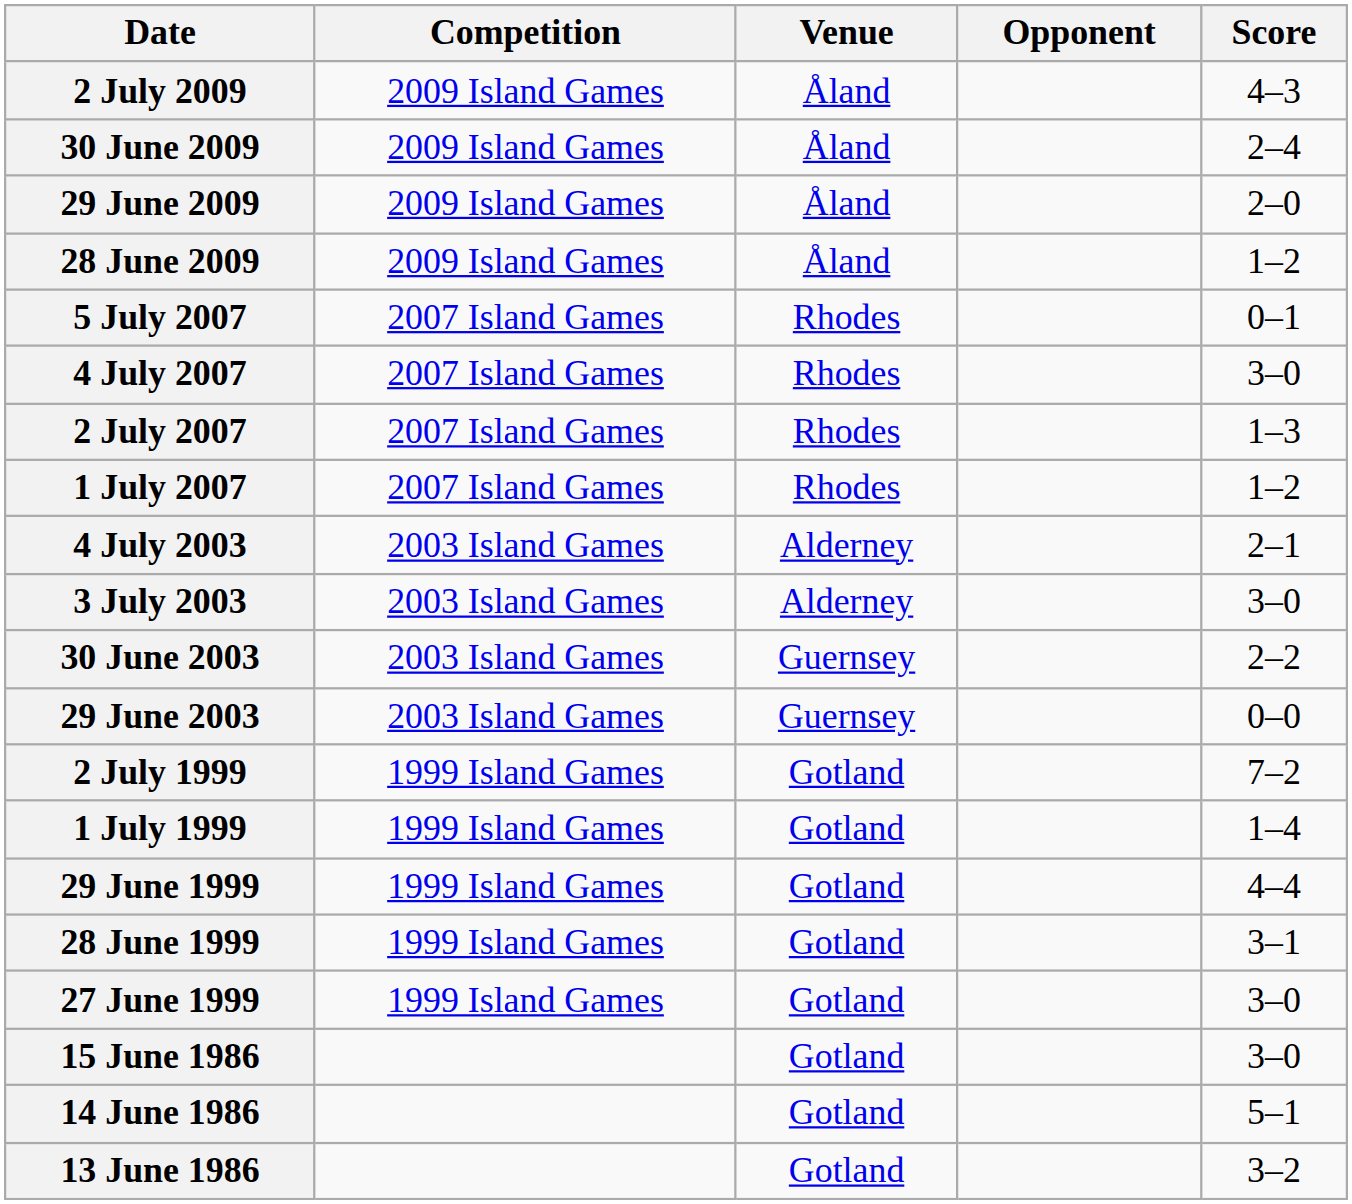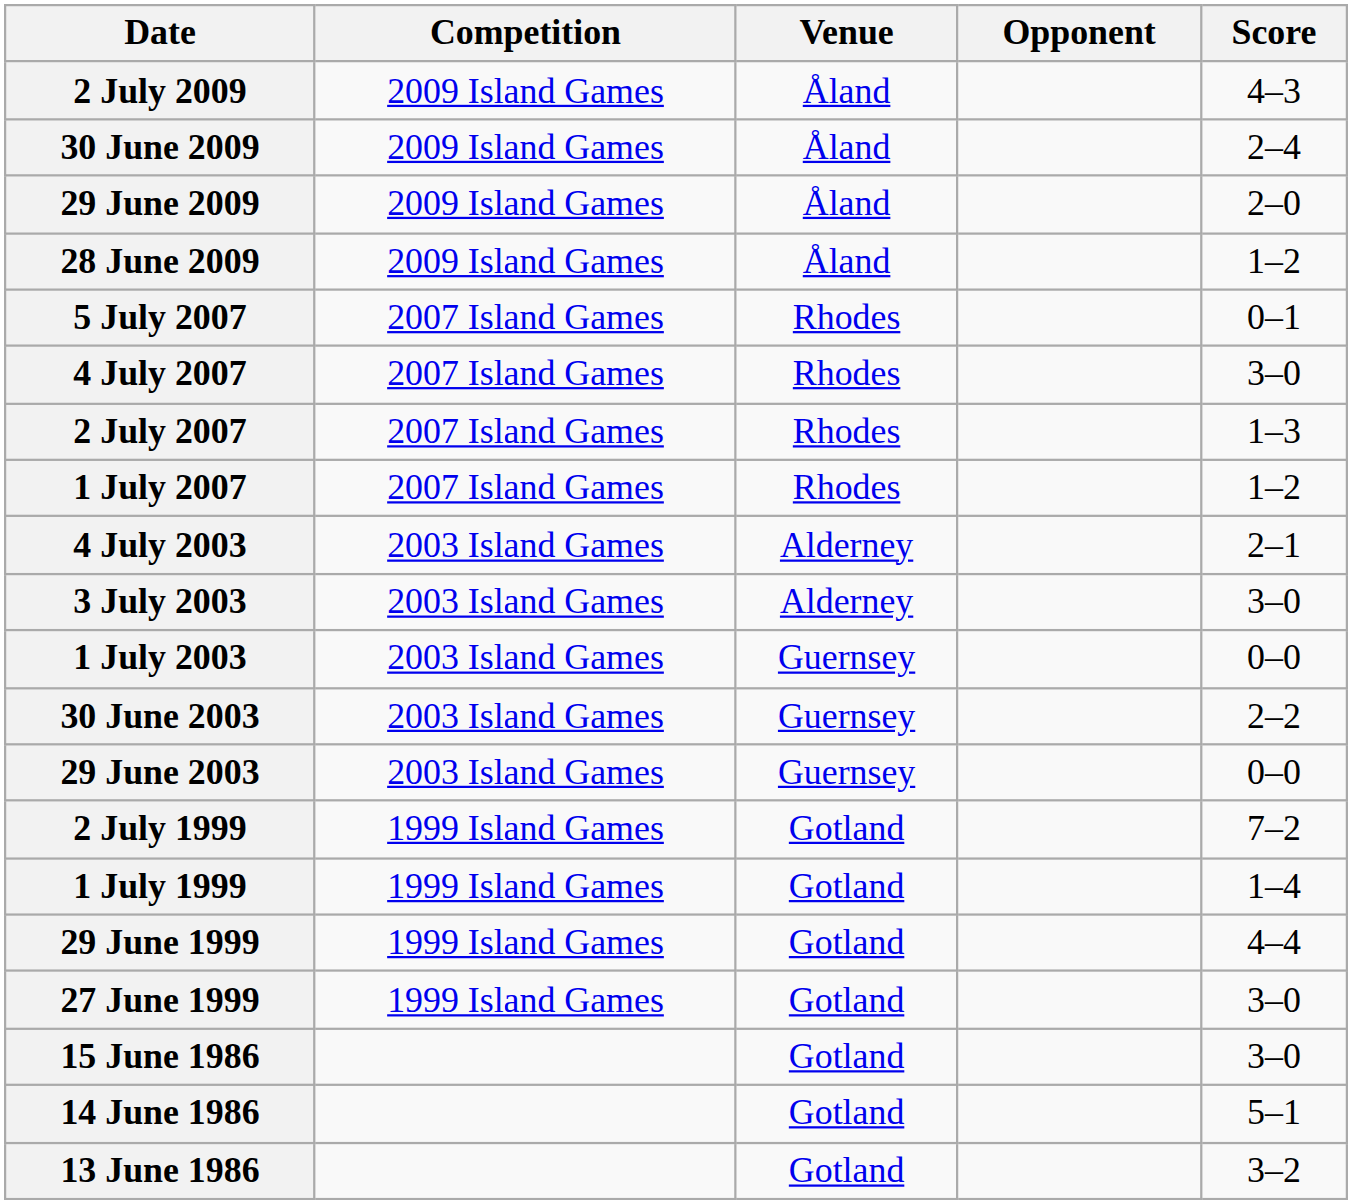+ row: (160, 658)
- row: (160, 942)
